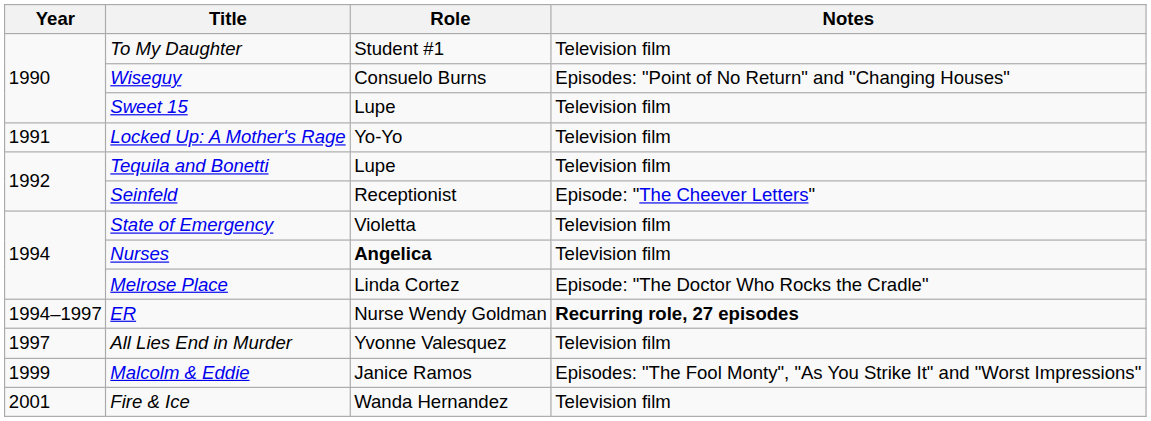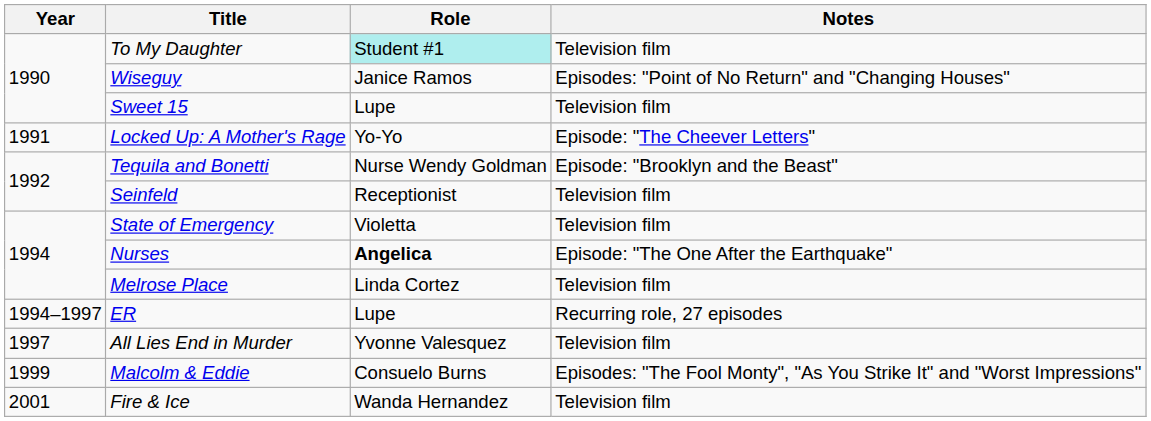(399, 48) no background -> (399, 48) paleturquoise background
(420, 78) Consuelo Burns -> (413, 78) Janice Ramos
(613, 136) Television film -> (685, 136) Episode: "The Cheever Letters"
(375, 166) Lupe -> (450, 166) Nurse Wendy Goldman
(613, 166) Television film -> (697, 166) Episode: "Brooklyn and the Beast"
(685, 195) Episode: "The Cheever Letters" -> (613, 195) Television film
(613, 254) Television film -> (724, 254) Episode: "The One After the Earthquake"
(742, 284) Episode: "The Doctor Who Rocks the Cradle" -> (613, 284) Television film
(450, 313) Nurse Wendy Goldman -> (375, 313) Lupe
(677, 313) bold -> (669, 313) normal
(413, 372) Janice Ramos -> (420, 372) Consuelo Burns
